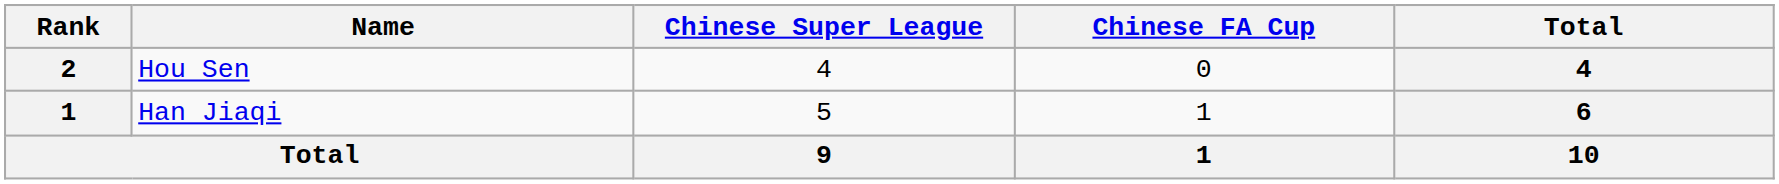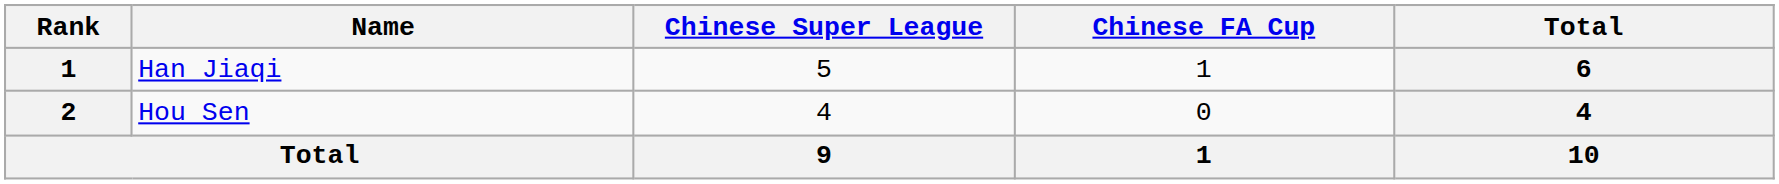rows swapped: (210, 113) <-> (194, 70)
